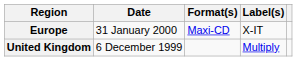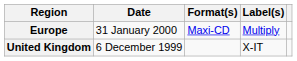(253, 30) X-IT -> (261, 30) Multiply
(261, 47) Multiply -> (253, 47) X-IT
